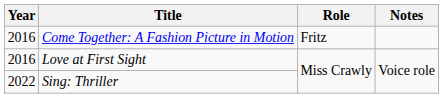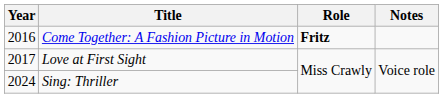(314, 37) normal -> (315, 37) bold
(22, 59) 2016 -> (22, 59) 2017
(22, 81) 2022 -> (22, 81) 2024
